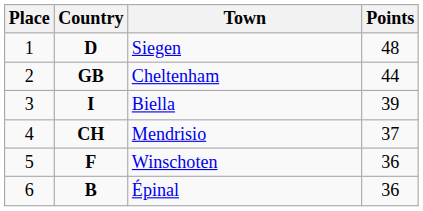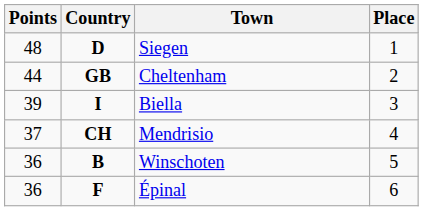columns swapped: (29, 18) <-> (390, 18)
(91, 162) F -> (98, 162) B
(91, 190) B -> (98, 190) F
